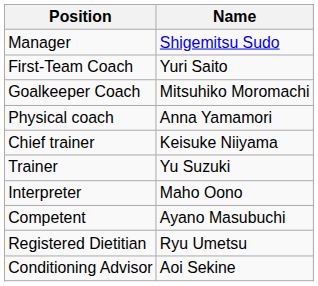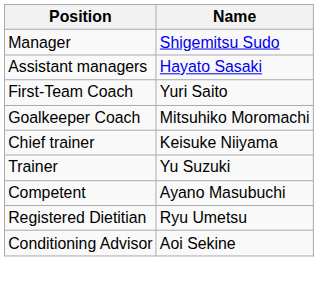+ row: (78, 67)
- row: (61, 117)
- row: (45, 192)
